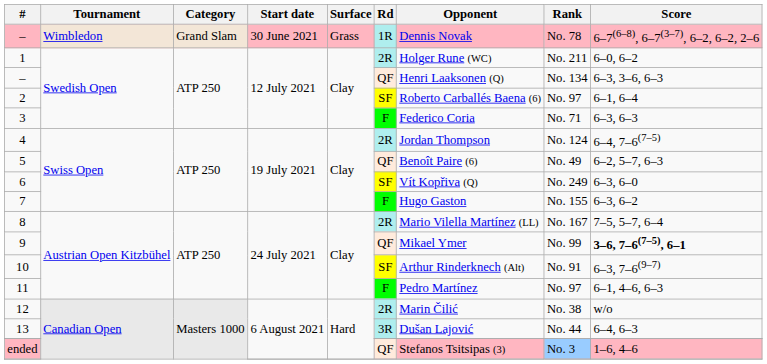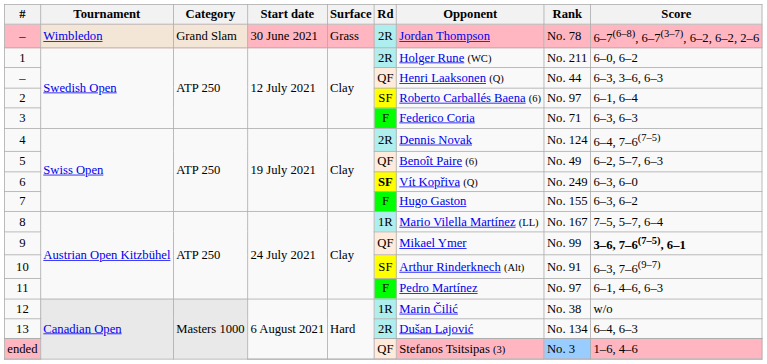(385, 36) 1R -> (385, 36) 2R
(436, 36) Dennis Novak -> (445, 36) Jordan Thompson
(567, 78) No. 134 -> (564, 78) No. 44
(445, 139) Jordan Thompson -> (436, 139) Dennis Novak
(385, 181) normal -> (385, 181) bold
(385, 221) 2R -> (385, 221) 1R
(385, 308) 2R -> (385, 308) 1R
(385, 328) 3R -> (385, 328) 2R
(564, 328) No. 44 -> (567, 328) No. 134
